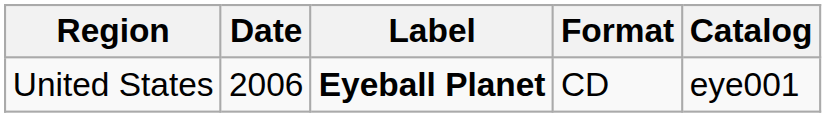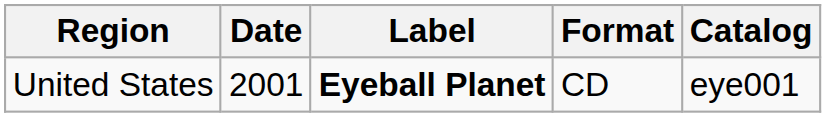(266, 84) 2006 -> (266, 84) 2001
